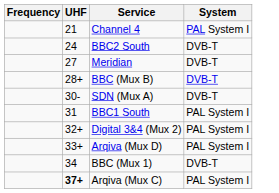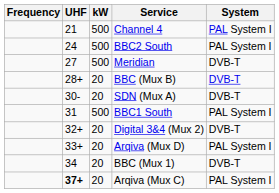+ column: (100, 12)
(202, 46) DVB-T -> (240, 46) PAL System I
(218, 130) PAL System I -> (225, 130) DVB-T
